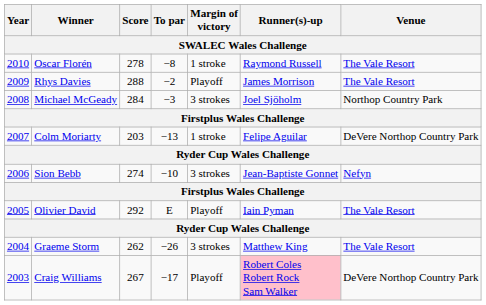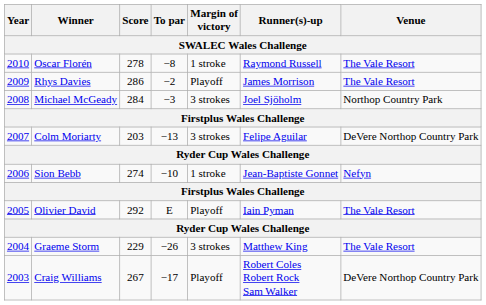(135, 81) 288 -> (135, 81) 286
(208, 136) 1 stroke -> (210, 136) 3 strokes
(210, 173) 3 strokes -> (208, 173) 1 stroke
(135, 246) 262 -> (135, 246) 229
(272, 277) pink background -> (272, 277) no background
